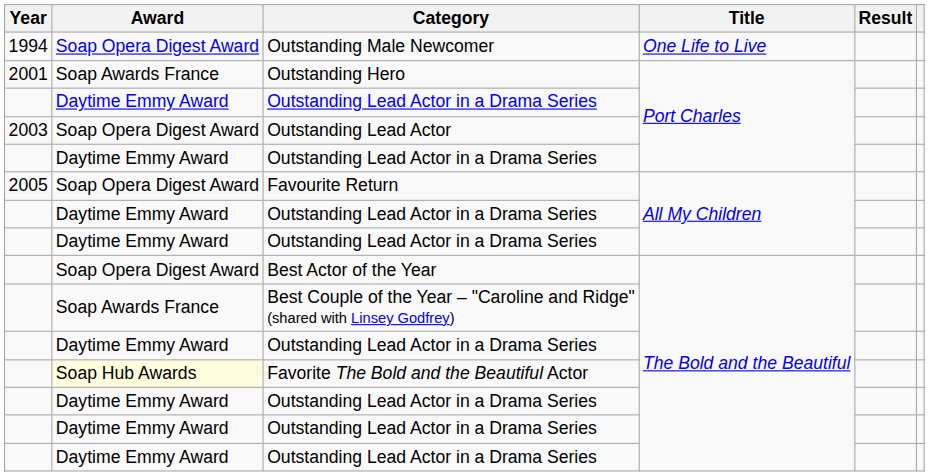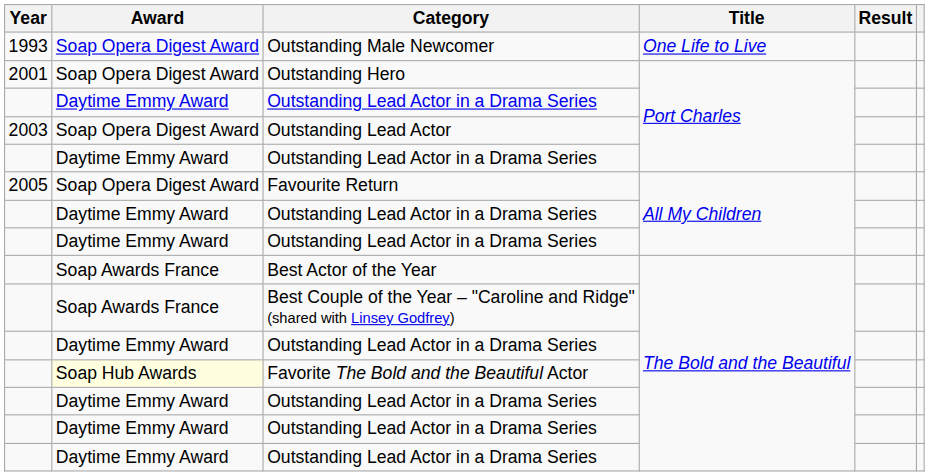(28, 46) 1994 -> (28, 46) 1993
(137, 74) Soap Awards France -> (157, 74) Soap Opera Digest Award
(157, 269) Soap Opera Digest Award -> (137, 269) Soap Awards France
